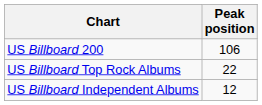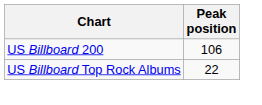- row: (103, 89)
